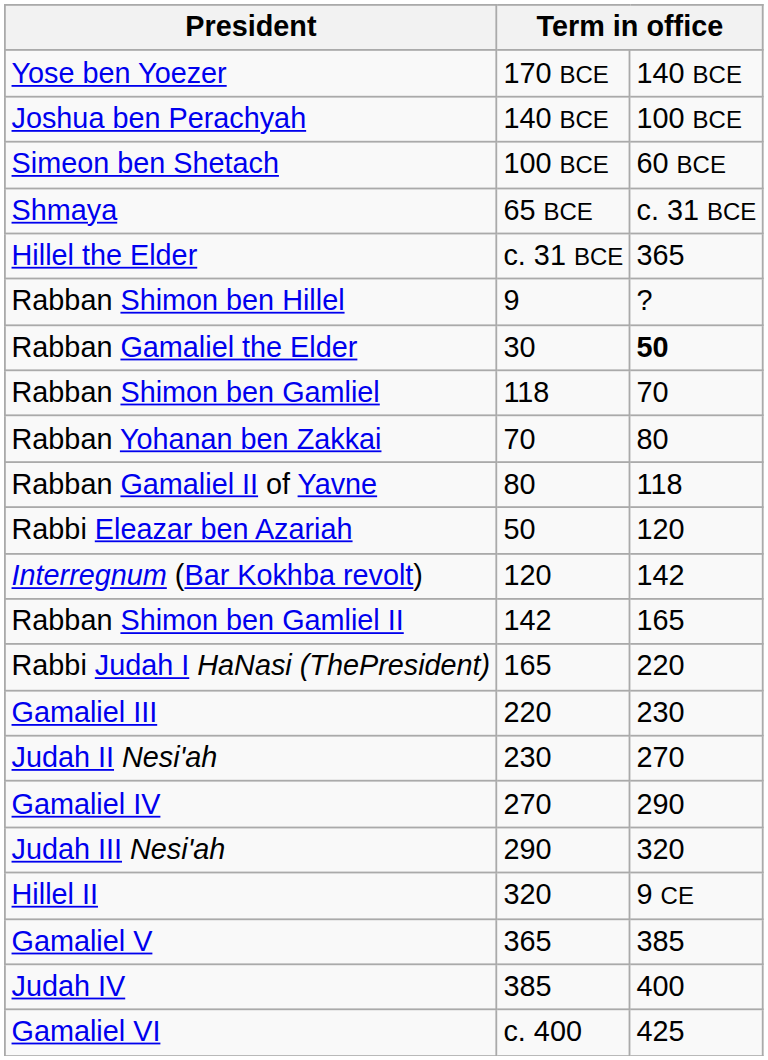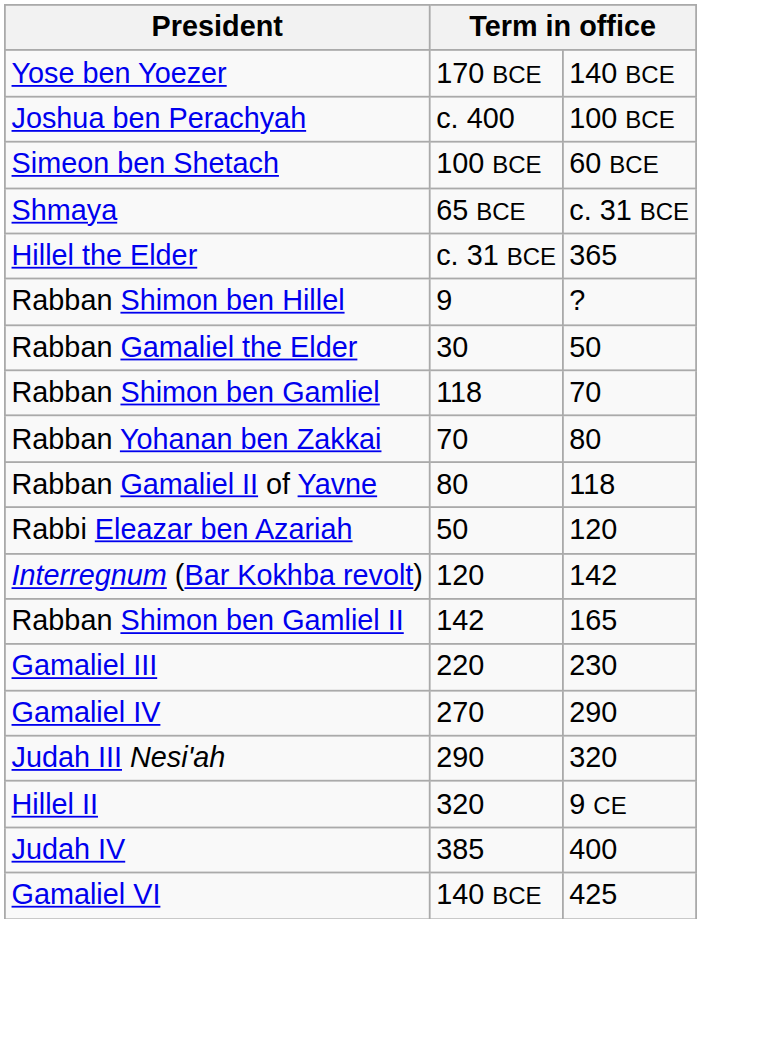(556, 118) 140 BCE -> (475, 118) c. 400
(653, 347) bold -> (585, 347) normal
- row: (251, 666)
- row: (114, 758)
- row: (82, 940)
(543, 1032) c. 400 -> (489, 895) 140 BCE
